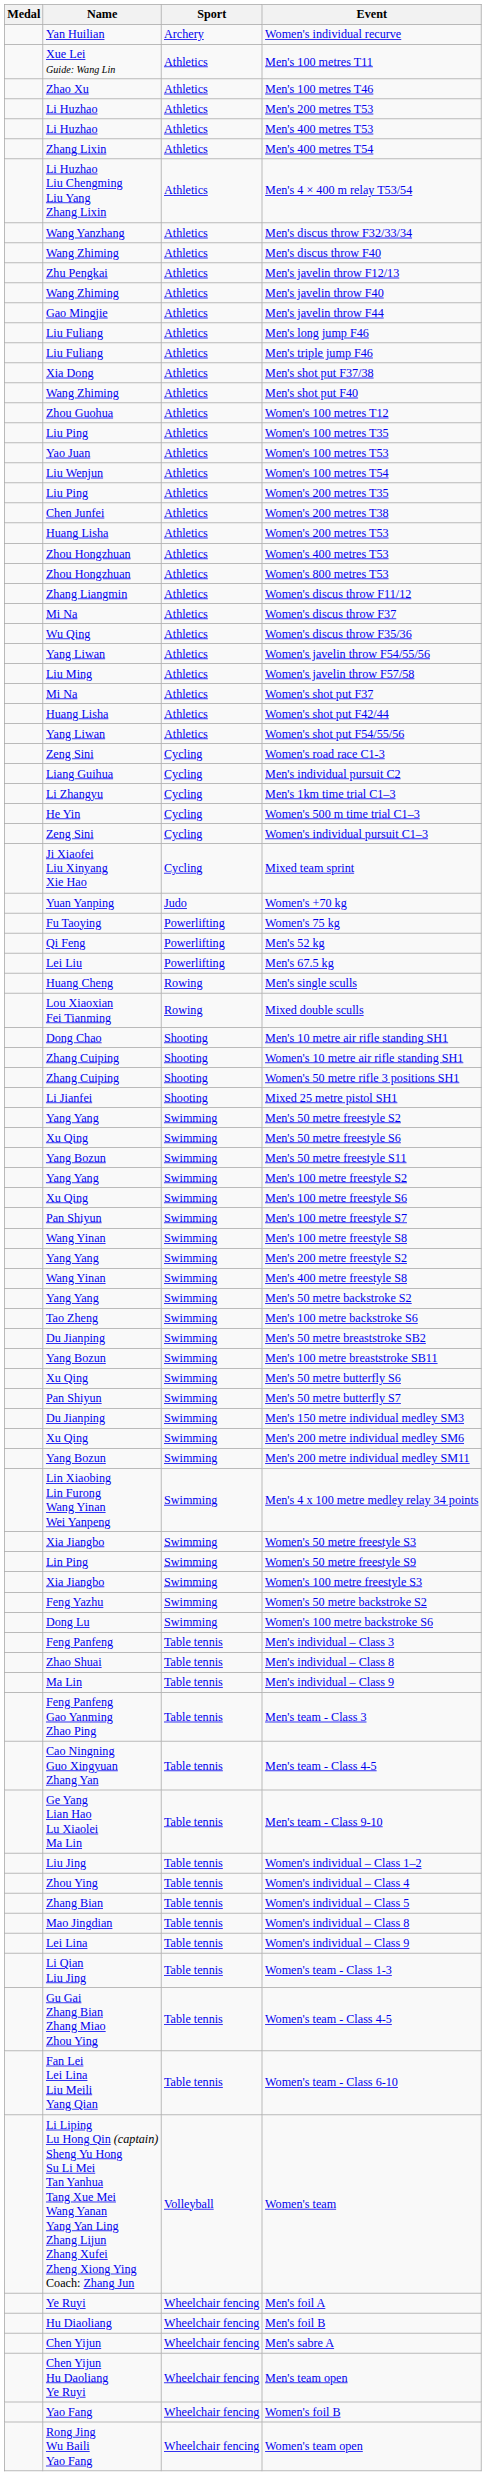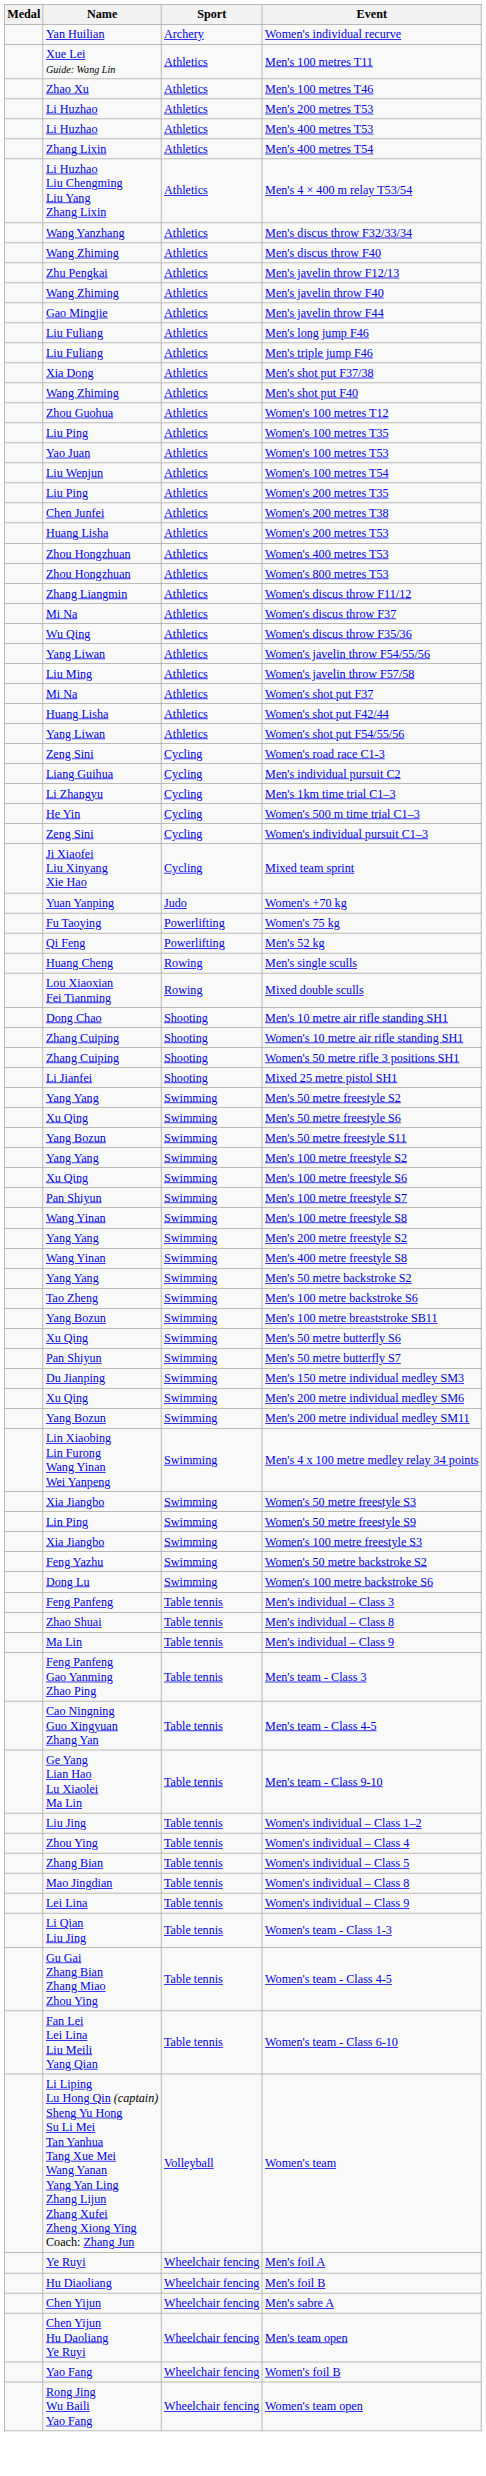- row: (299, 963)
- row: (345, 1338)
